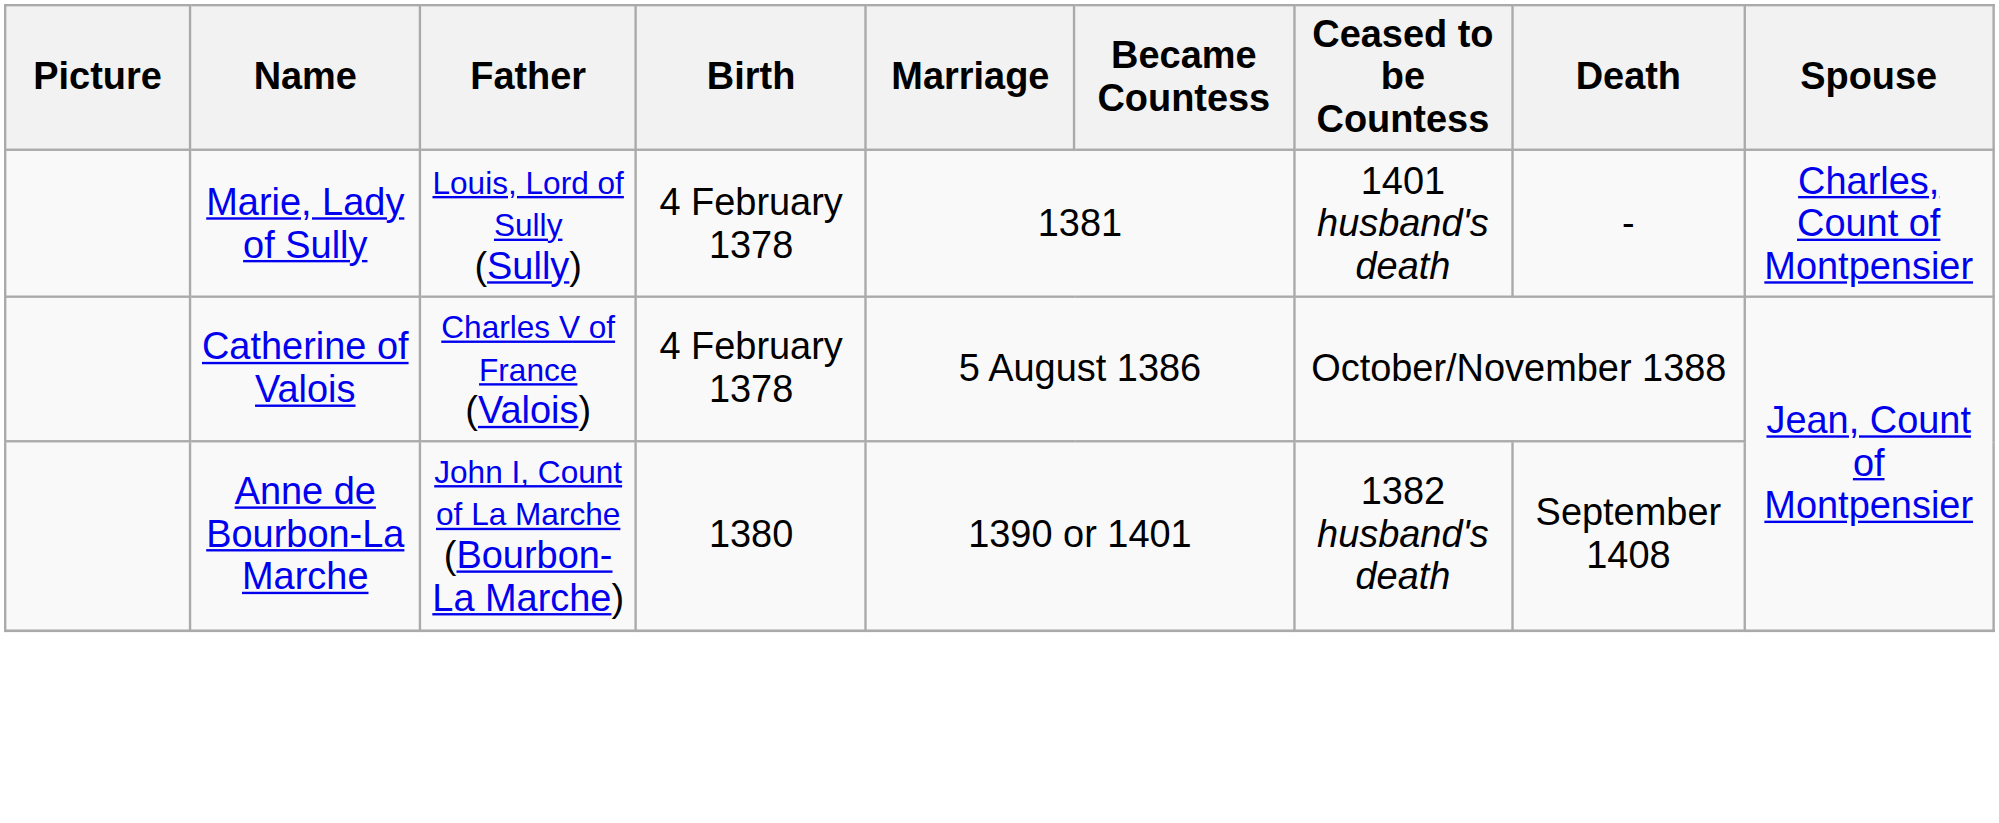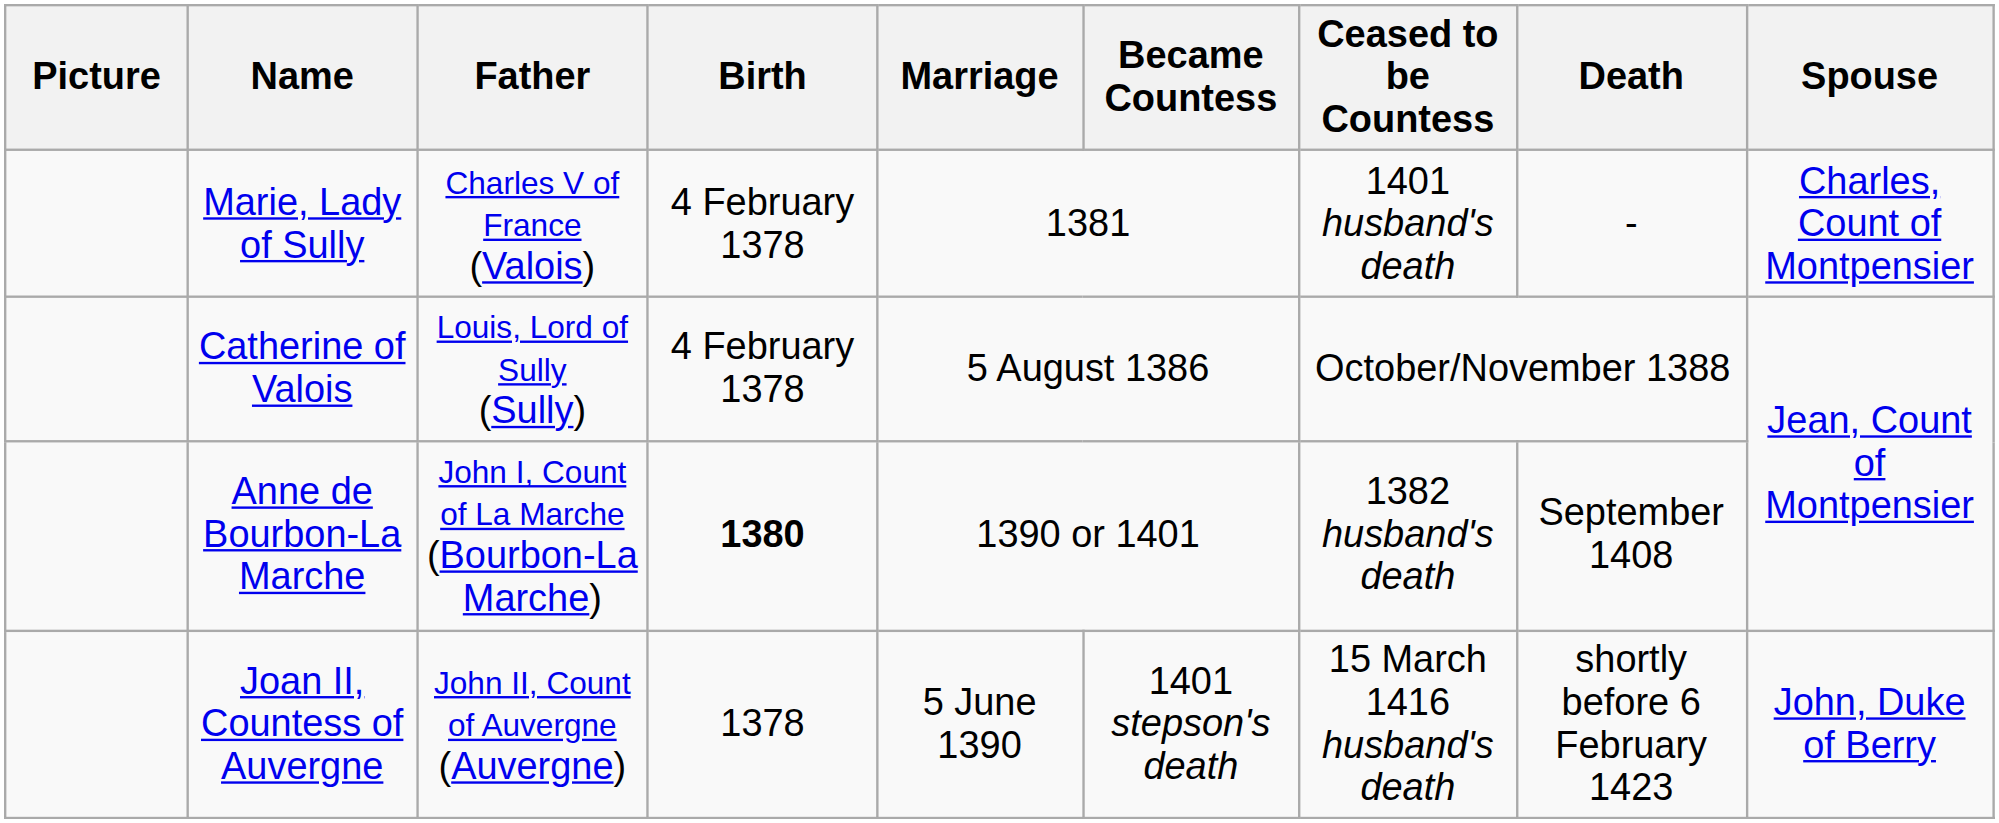(528, 225) Louis, Lord of Sully (Sully) -> (532, 225) Charles V of France (Valois)
(528, 370) Charles V of France (Valois) -> (532, 370) Louis, Lord of Sully (Sully)
(751, 534) normal -> (763, 534) bold
+ row: (302, 723)
